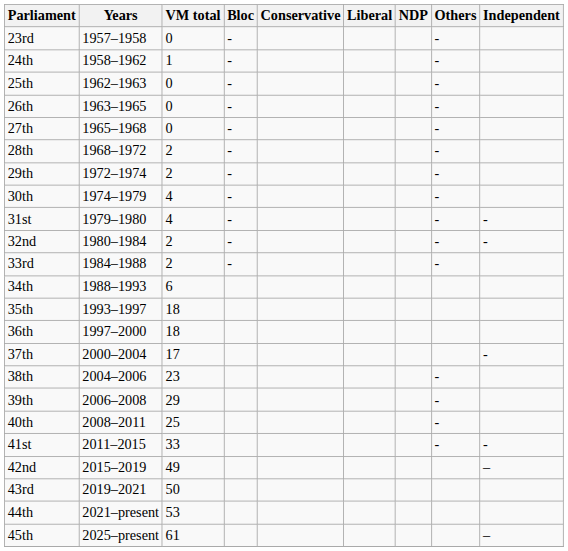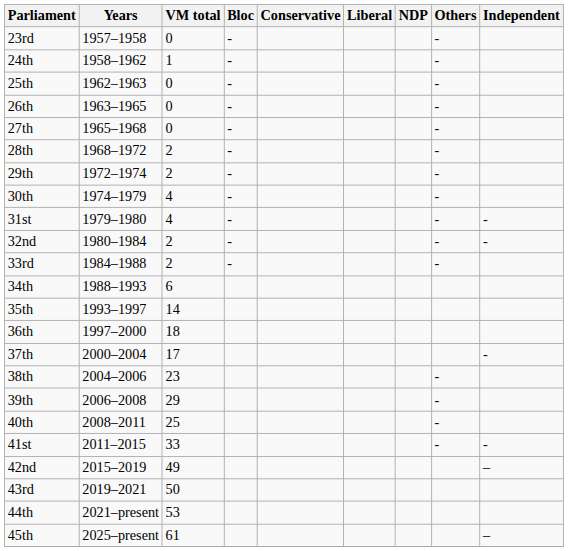(173, 309) 18 -> (173, 309) 14
